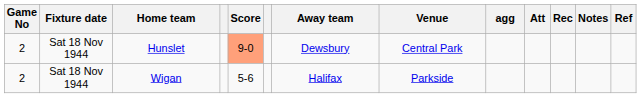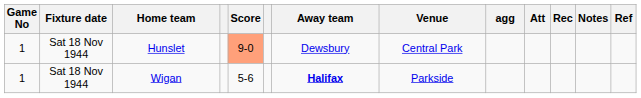(22, 48) 2 -> (22, 48) 1
(22, 78) 2 -> (22, 78) 1
(325, 78) normal -> (325, 78) bold
